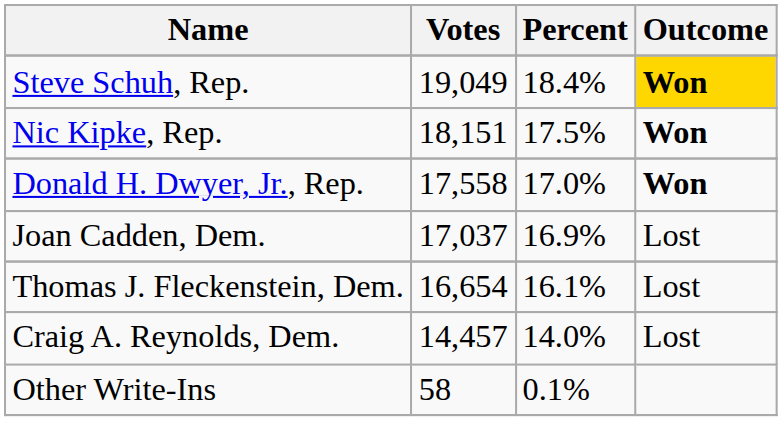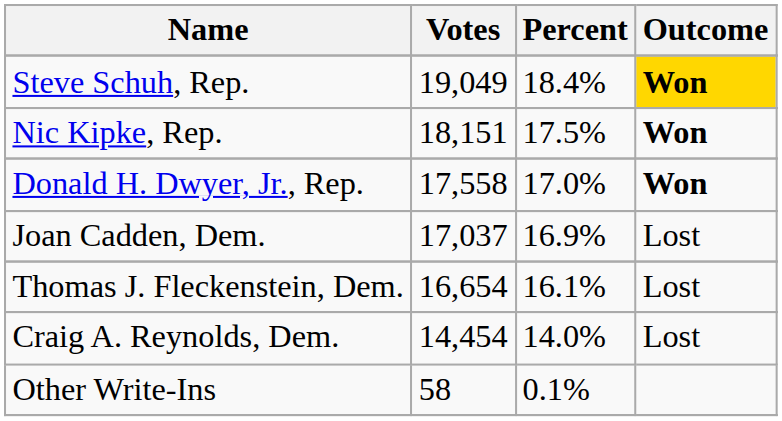(463, 337) 14,457 -> (463, 337) 14,454
